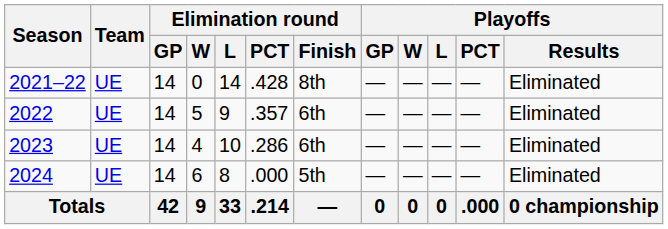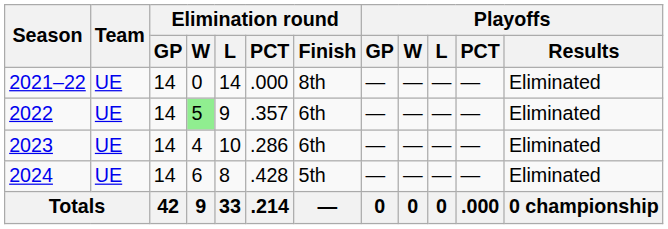(269, 82) .428 -> (269, 82) .000
(197, 113) no background -> (197, 113) lightgreen background
(269, 176) .000 -> (269, 176) .428
